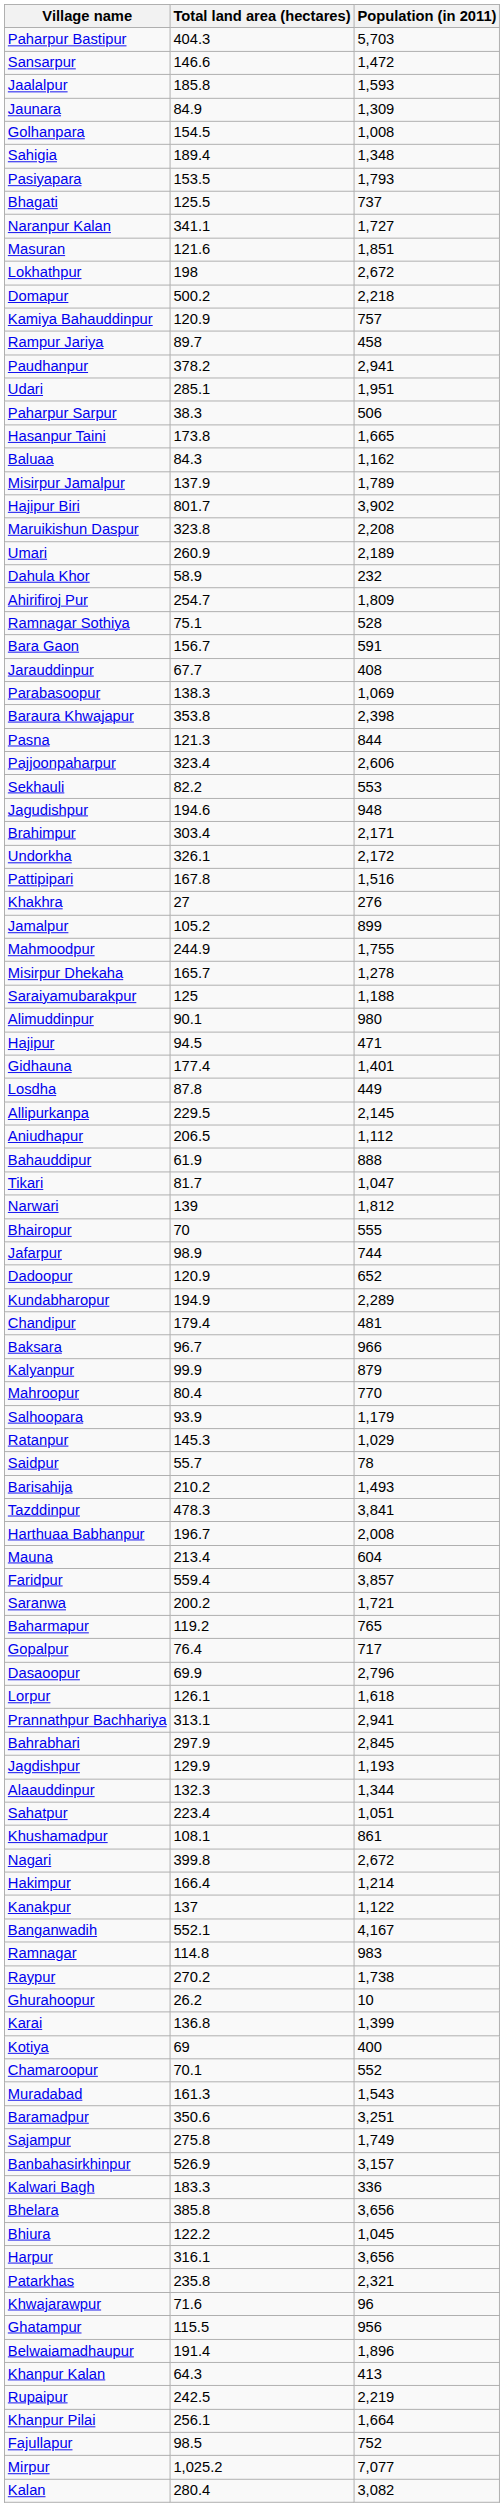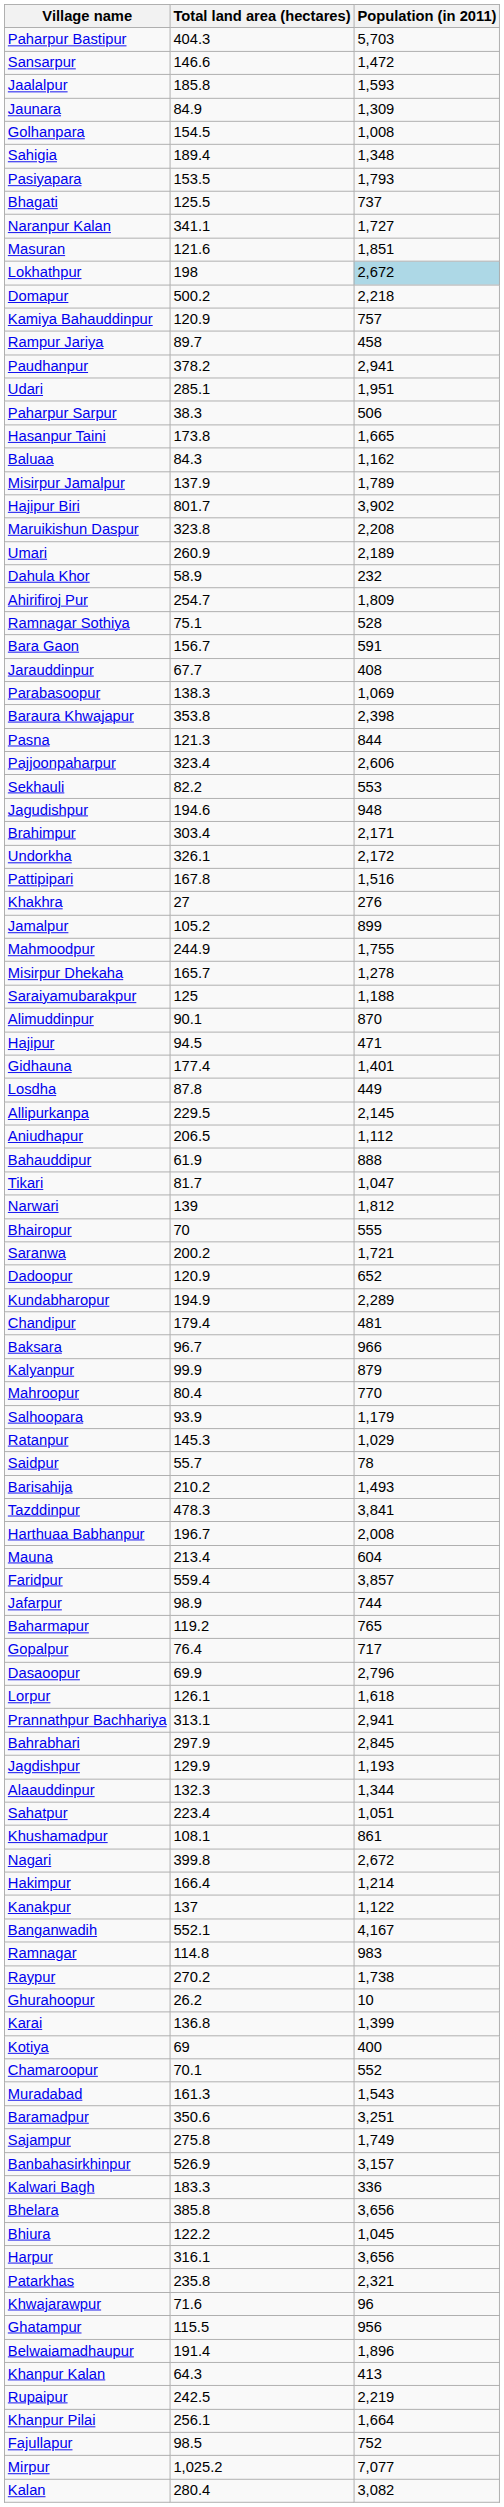(376, 272) no background -> (376, 272) lightblue background
(370, 1020) 980 -> (370, 1020) 870
rows swapped: (37, 1603) <-> (35, 1253)
